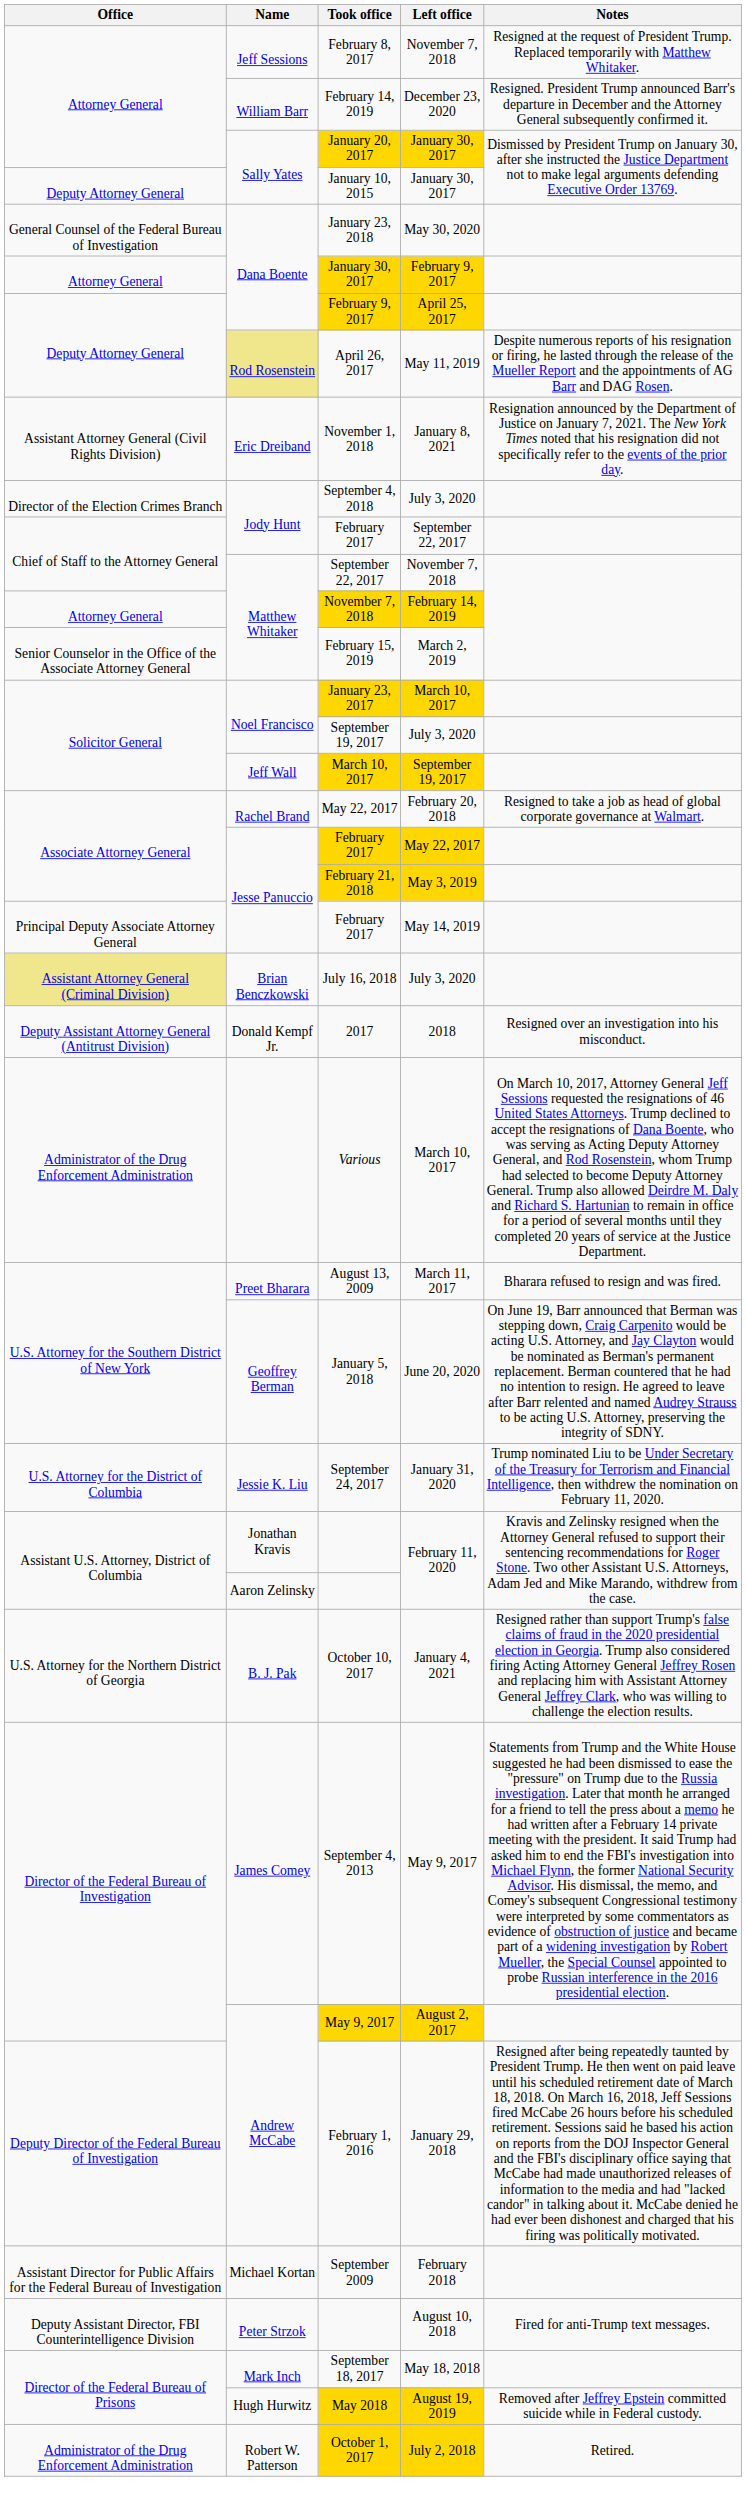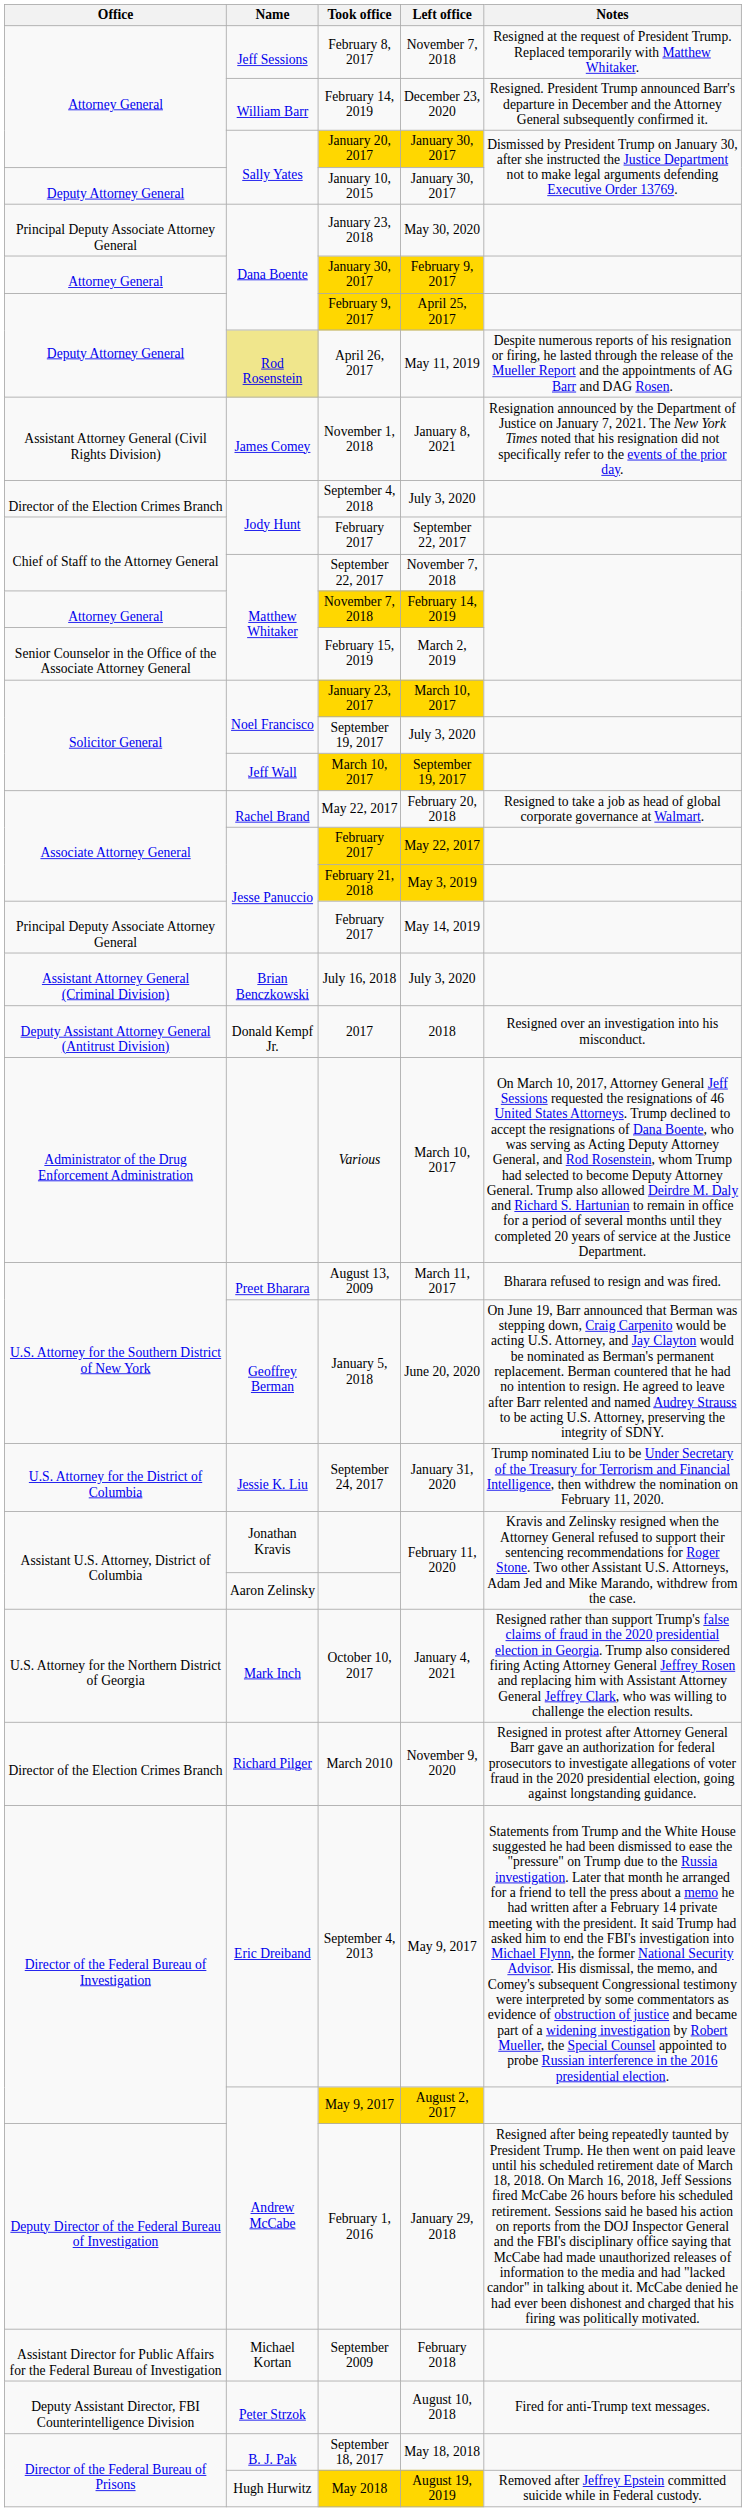(115, 237) General Counsel of the Federal Bureau of Investigation -> (116, 237) Principal Deputy Associate Attorney General
(272, 446) Eric Dreiband -> (272, 446) James Comey
(115, 987) khaki background -> (116, 987) no background
(272, 1673) B. J. Pak -> (272, 1673) Mark Inch
+ row: (360, 1763)
(272, 1871) James Comey -> (272, 1953) Eric Dreiband
(272, 2376) Mark Inch -> (272, 2459) B. J. Pak
- row: (360, 2450)
